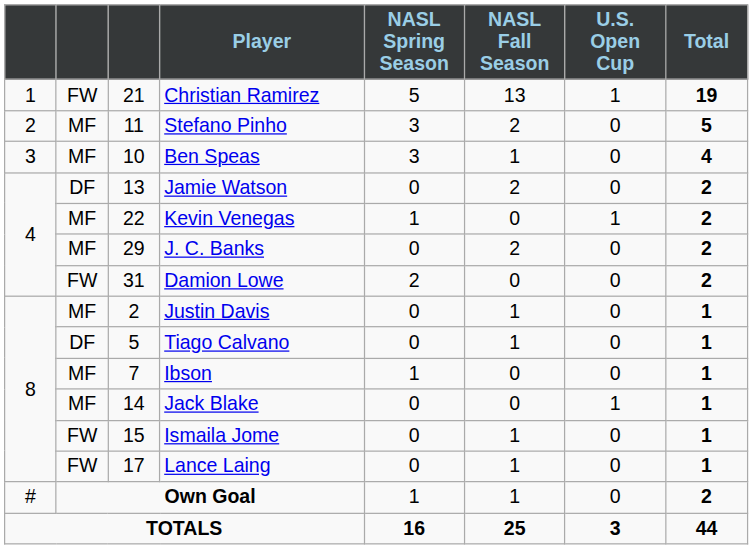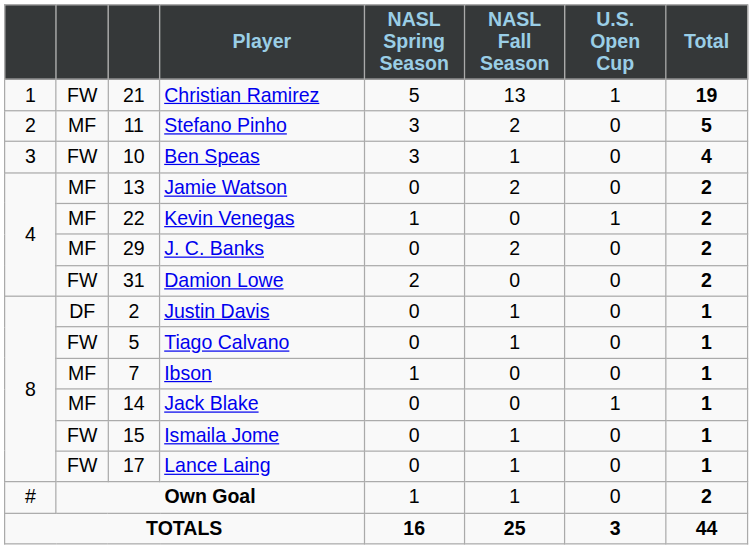(82, 156) MF -> (82, 156) FW
(82, 187) DF -> (82, 187) MF
(82, 311) MF -> (82, 311) DF
(82, 342) DF -> (82, 342) FW
